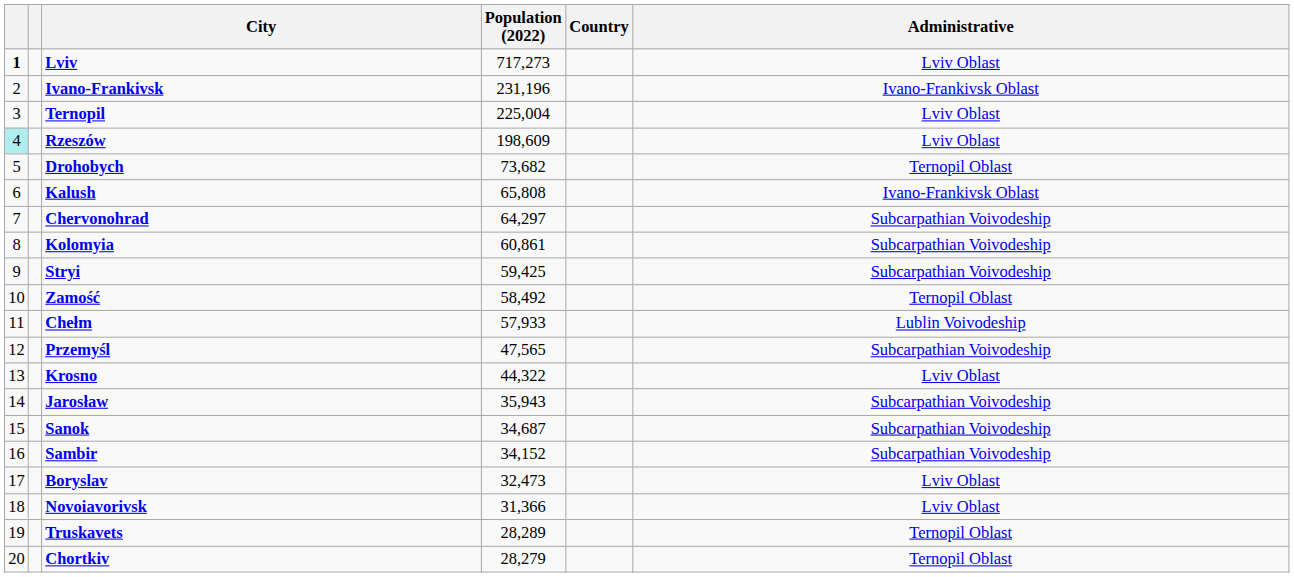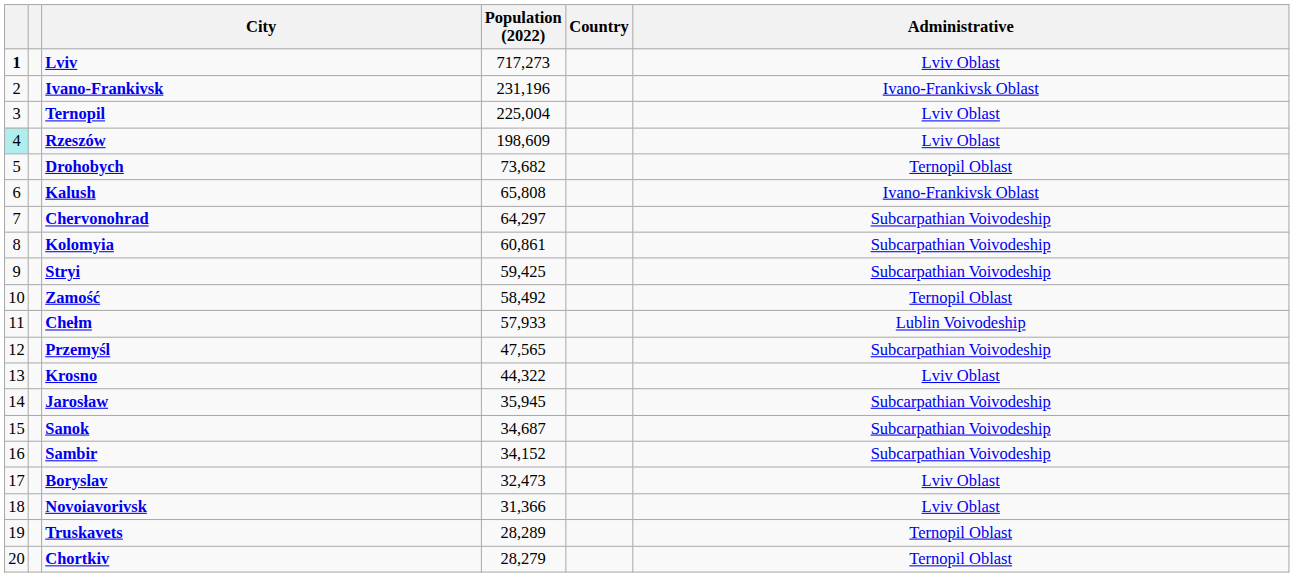(523, 402) 35,943 -> (523, 402) 35,945
